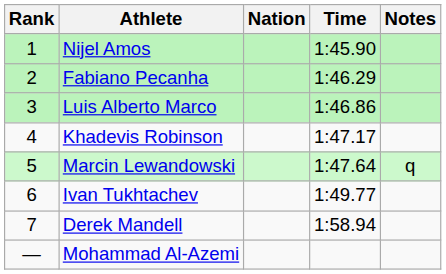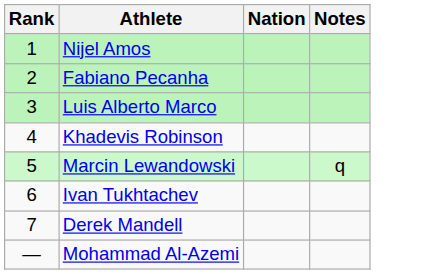- column: (345, 19)
